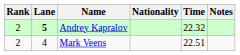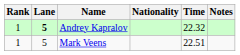(18, 27) 2 -> (18, 27) 1
(18, 43) 2 -> (18, 43) 1
(44, 43) 4 -> (44, 43) 5
